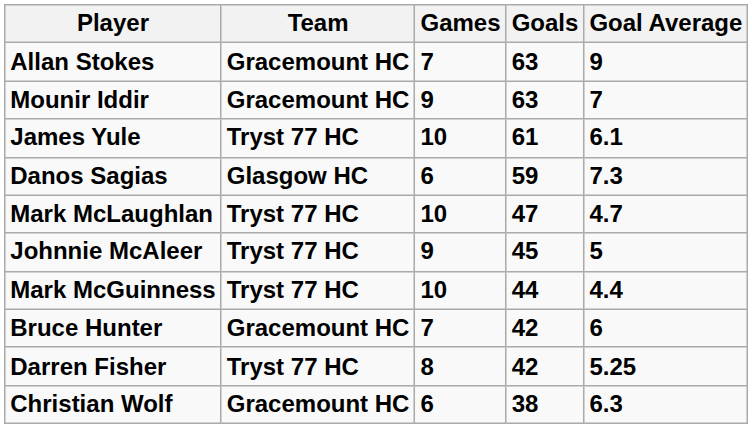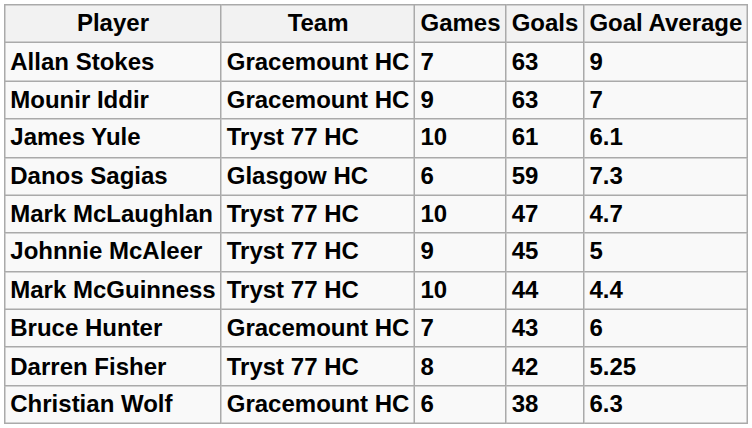(525, 328) 42 -> (525, 328) 43
